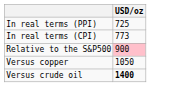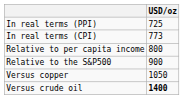+ row: (75, 50)
(122, 50) pink background -> (156, 62) no background
